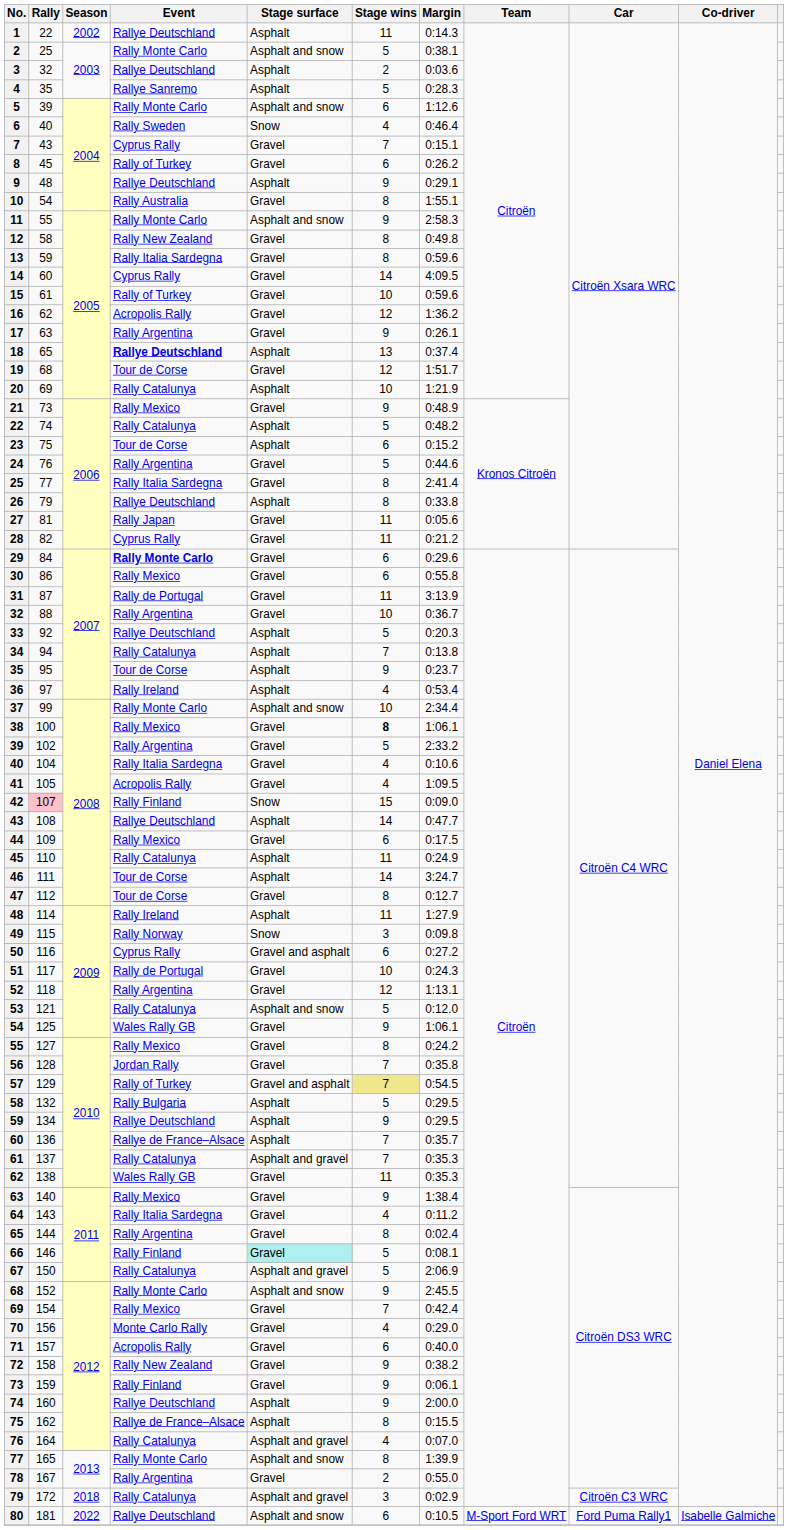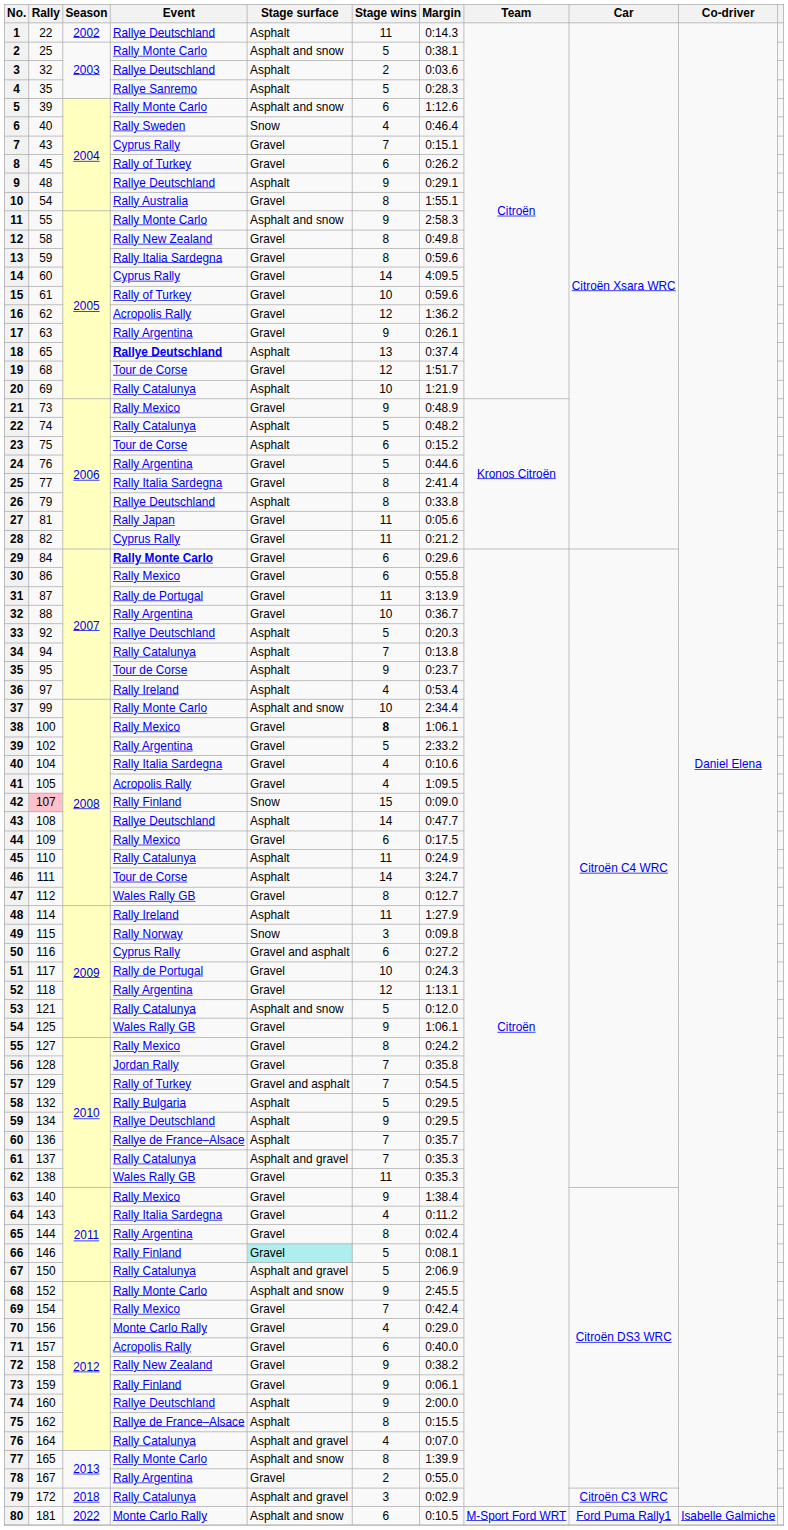(150, 896) Tour de Corse -> (154, 896) Wales Rally GB
(386, 1084) khaki background -> (386, 1084) no background
(164, 1516) Rallye Deutschland -> (160, 1516) Monte Carlo Rally
